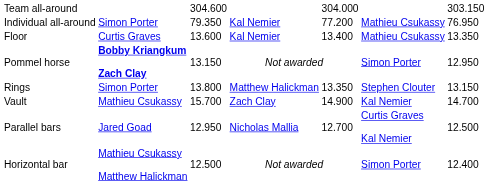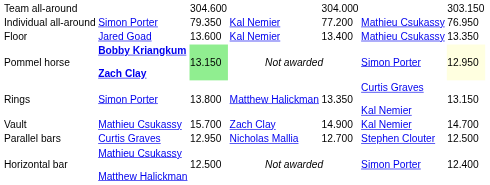(129, 37) Curtis Graves -> (125, 37) Jared Goad
(206, 62) no background -> (206, 62) lightgreen background
(463, 62) no background -> (463, 62) lightyellow background
(398, 88) Stephen Clouter -> (392, 99) Curtis Graves Kal Nemier
(125, 127) Jared Goad -> (129, 139) Curtis Graves
(392, 127) Curtis Graves Kal Nemier -> (398, 139) Stephen Clouter
